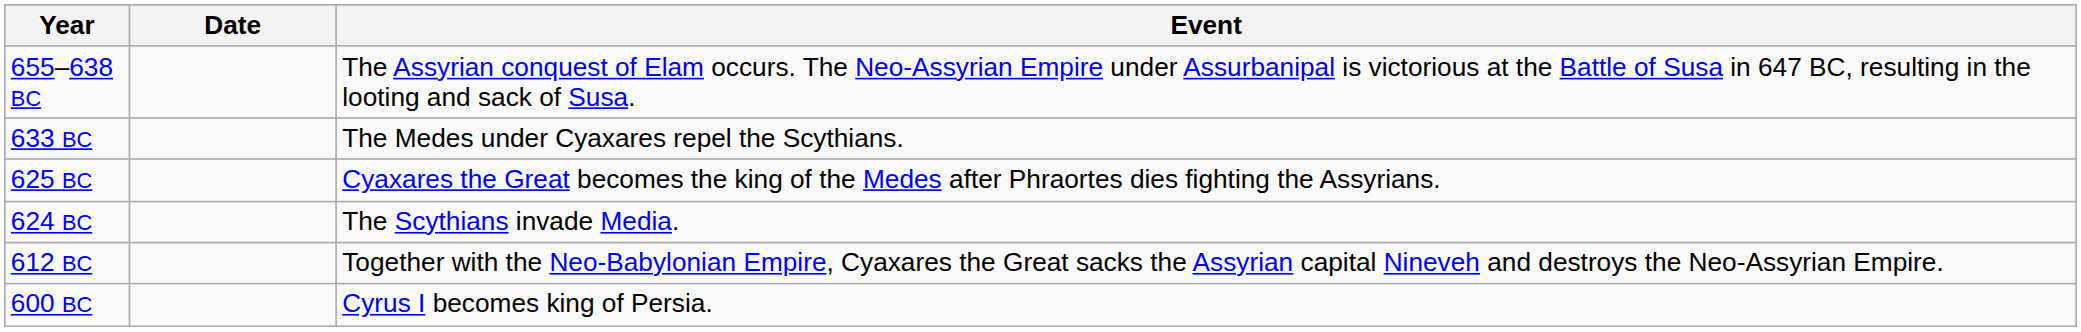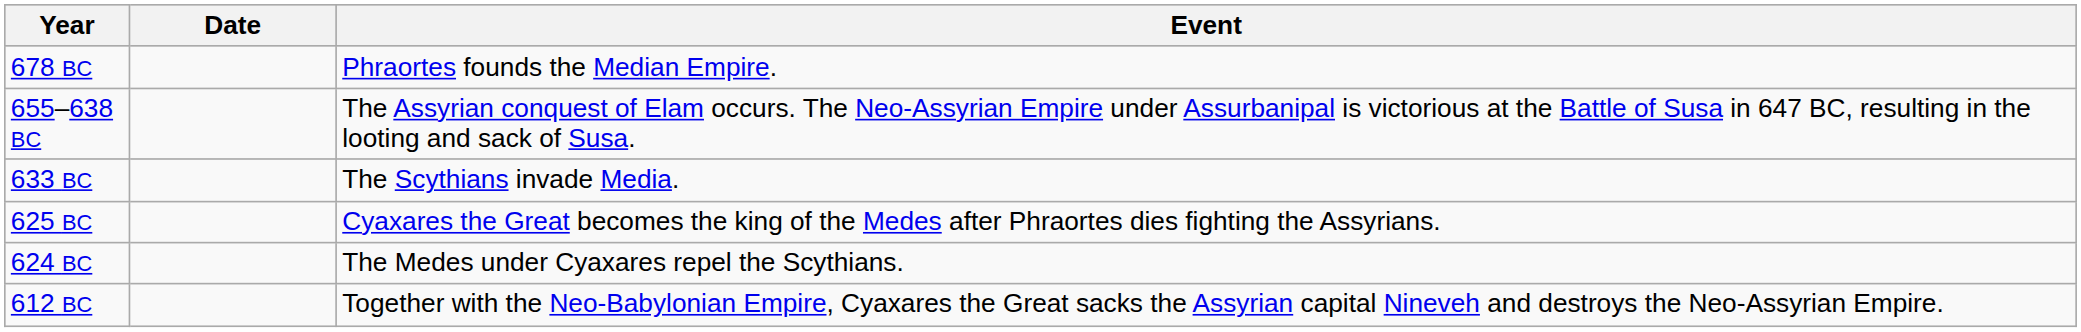+ row: (52, 66)
(623, 138) The Medes under Cyaxares repel the Scythians. -> (511, 179) The Scythians invade Media.
(511, 221) The Scythians invade Media. -> (623, 262) The Medes under Cyaxares repel the Scythians.
- row: (52, 304)
